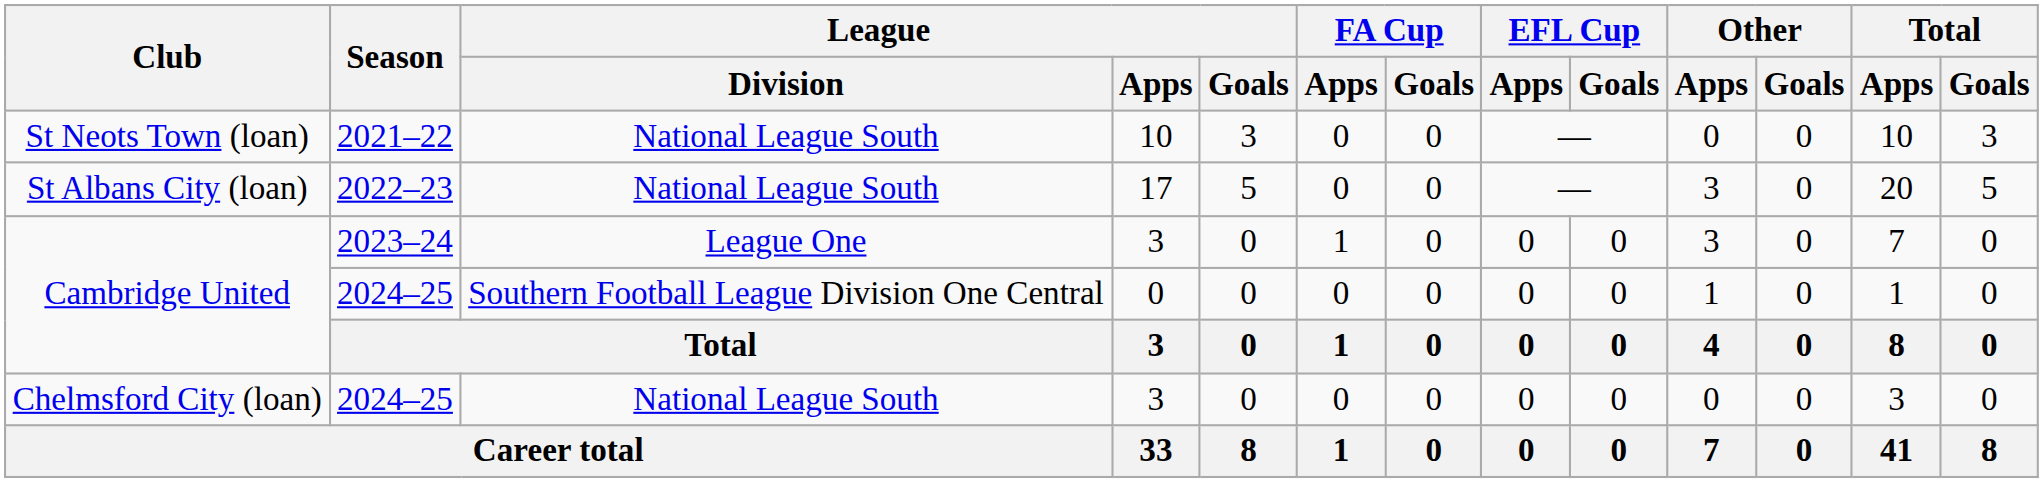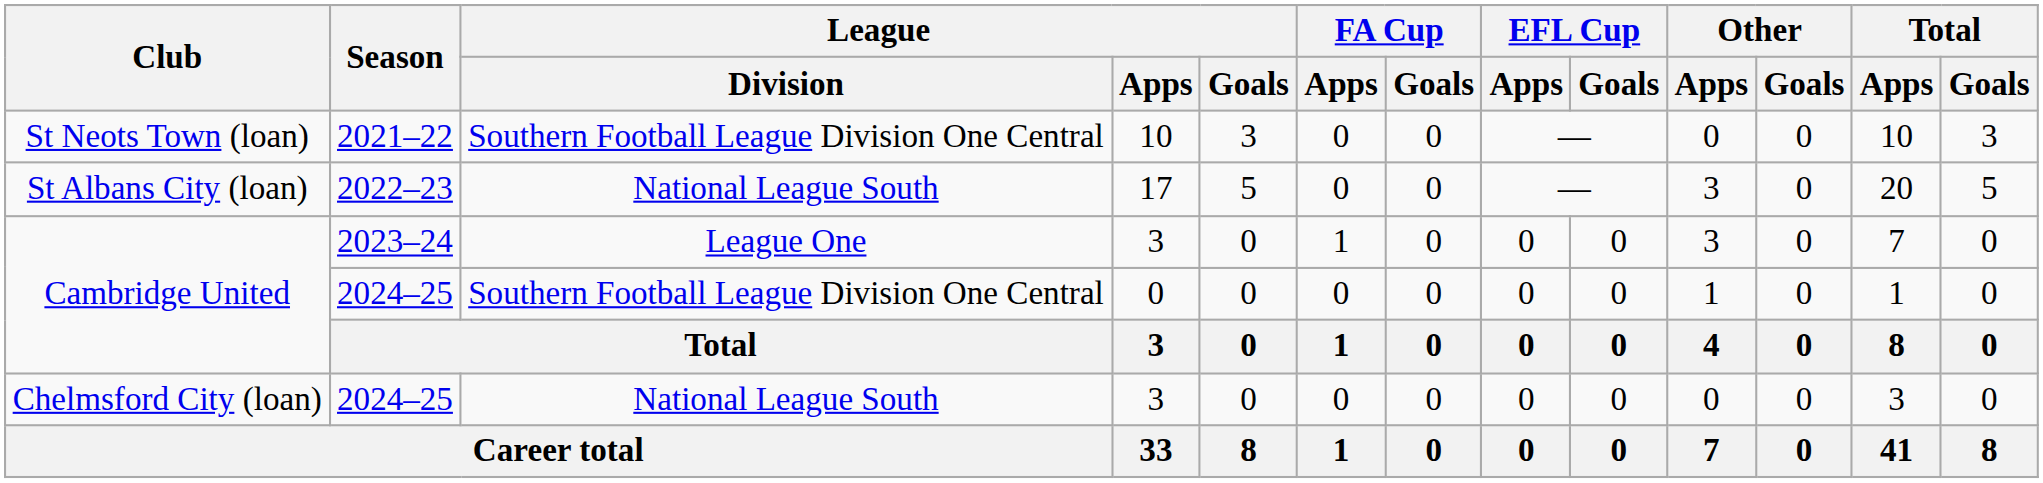(786, 135) National League South -> (786, 135) Southern Football League Division One Central
